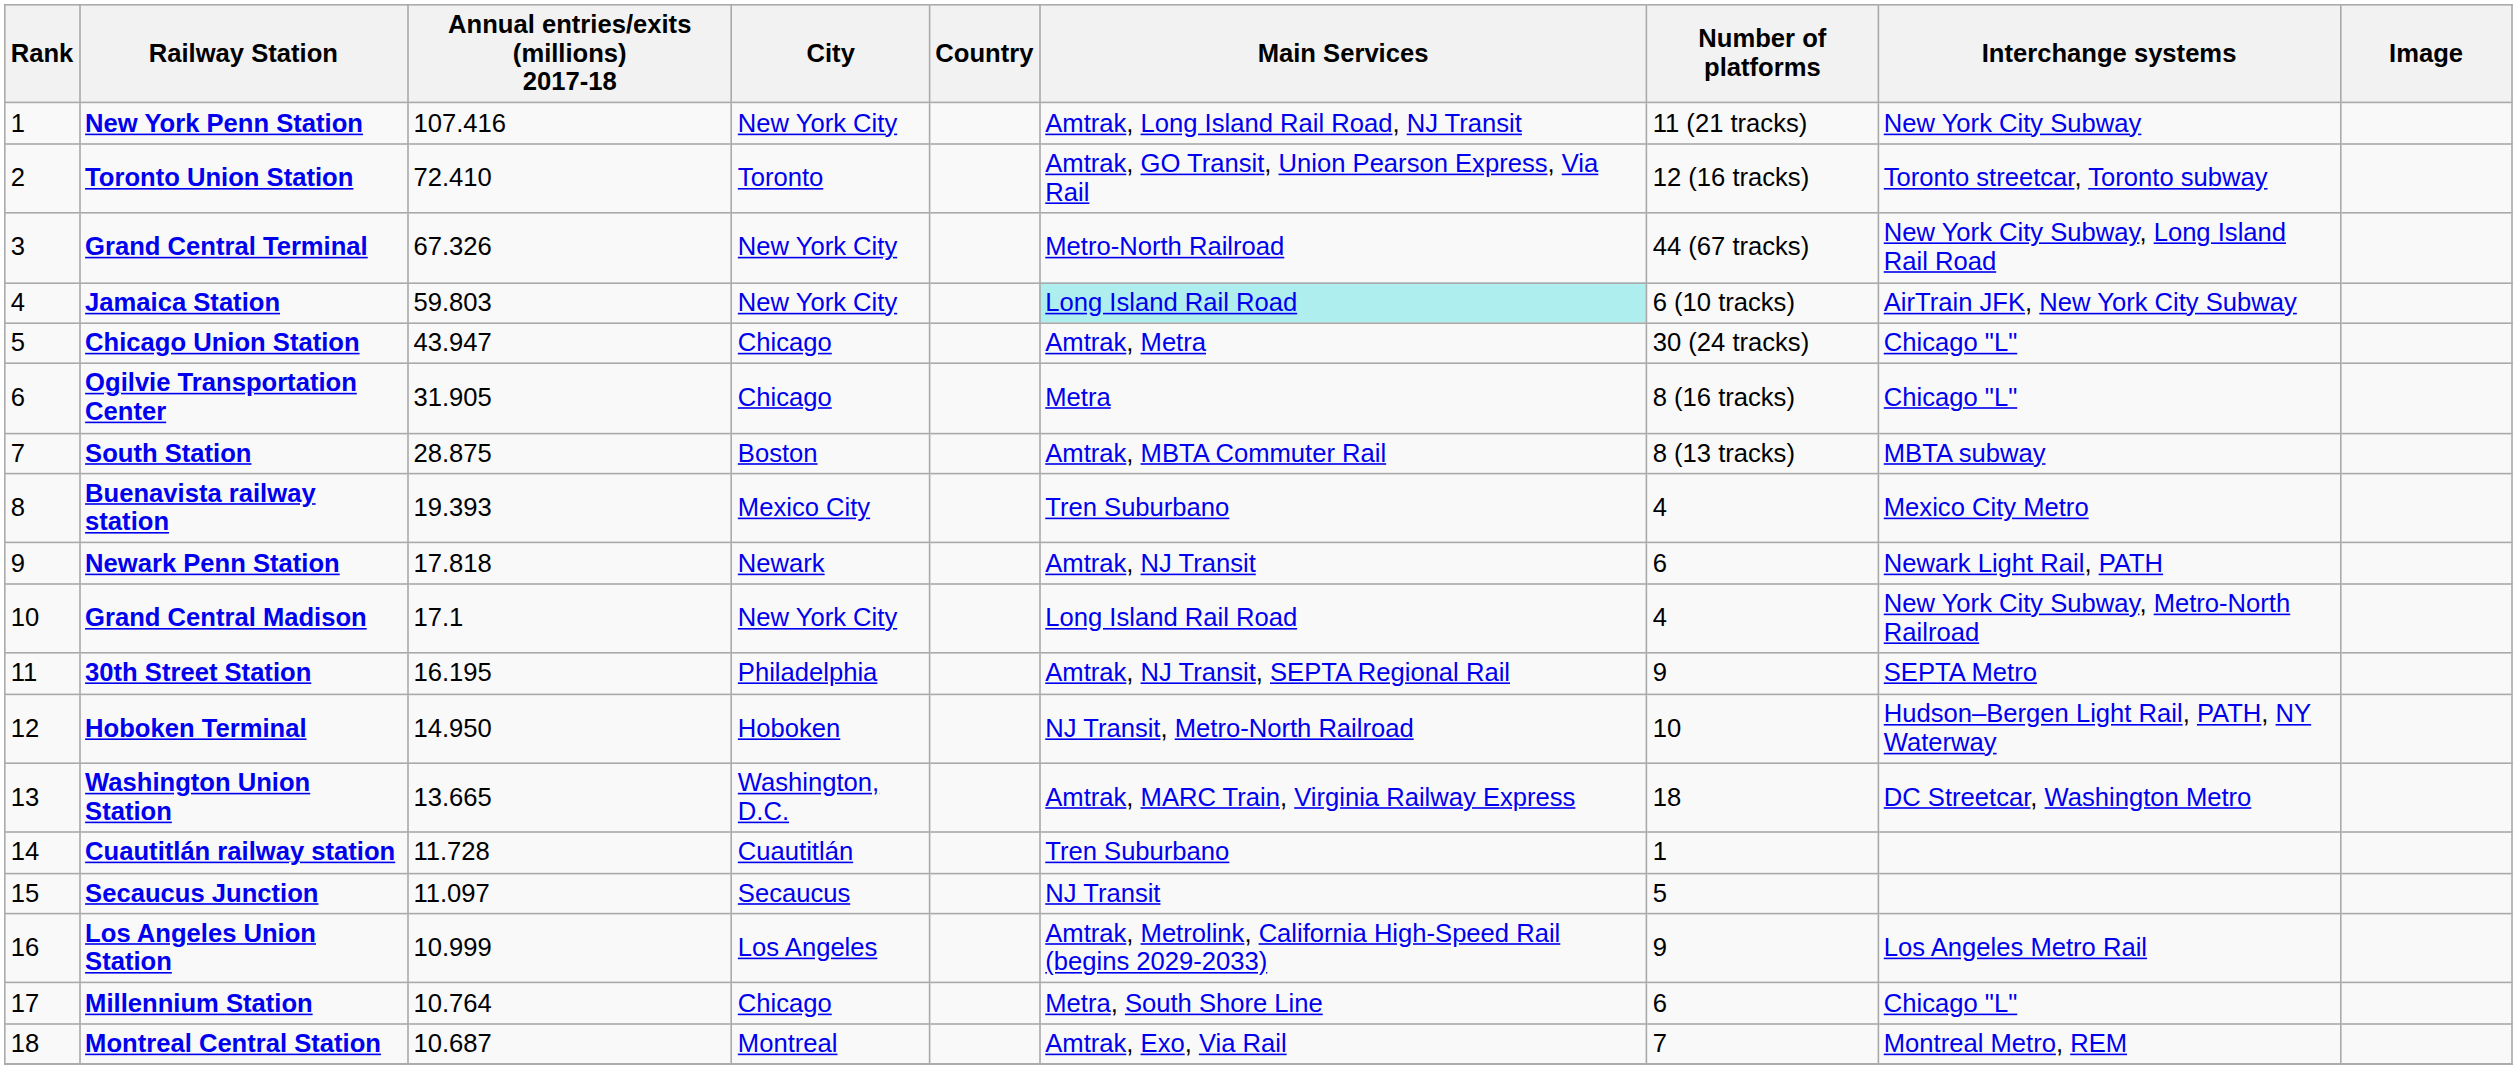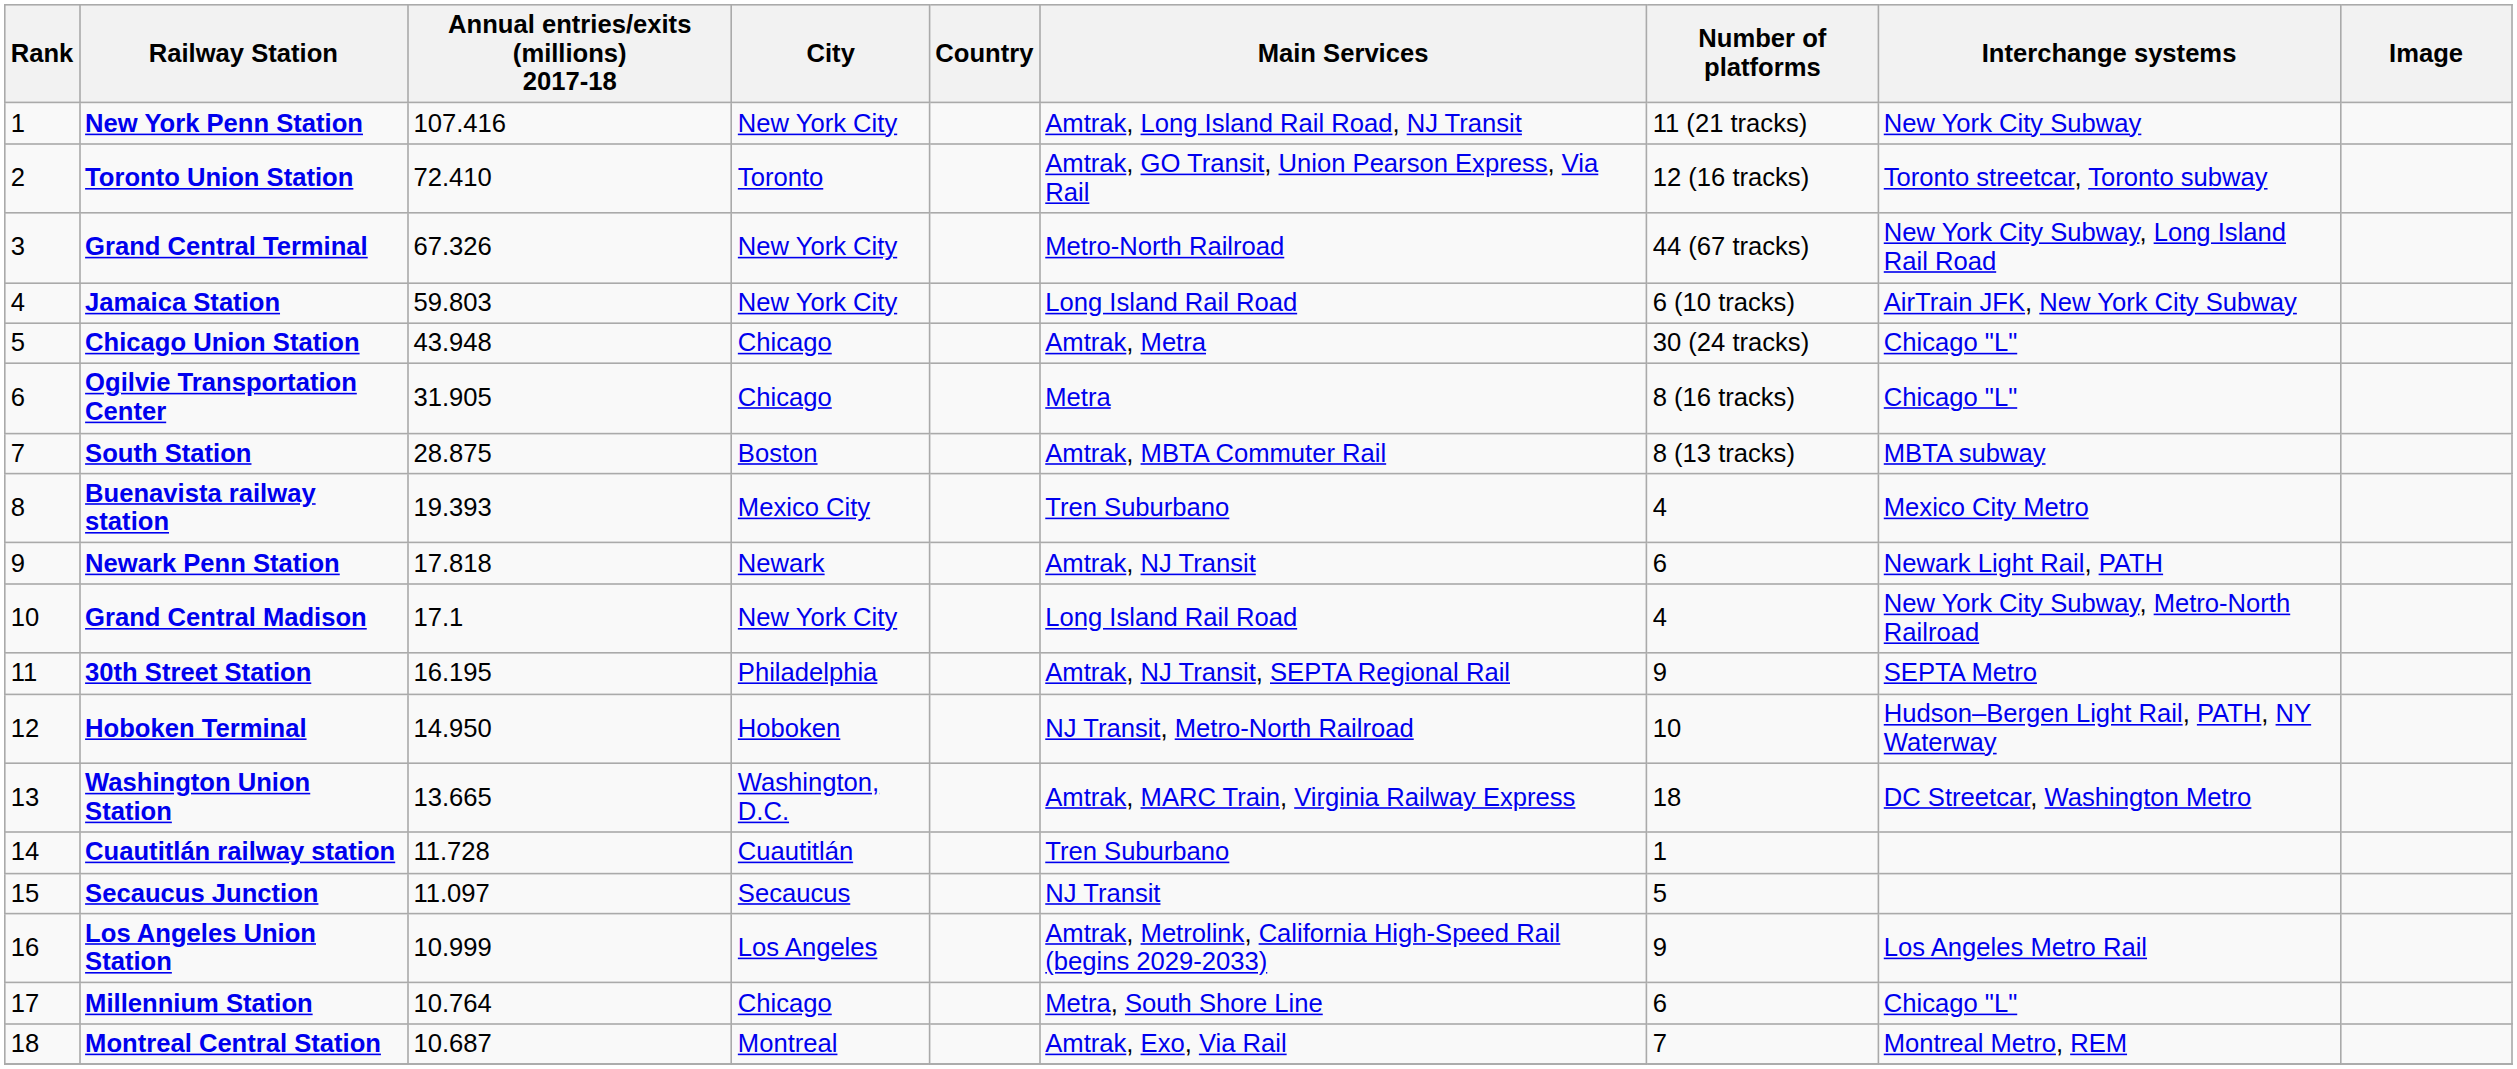(1171, 302) paleturquoise background -> (1171, 302) no background
(453, 342) 43.947 -> (453, 342) 43.948
